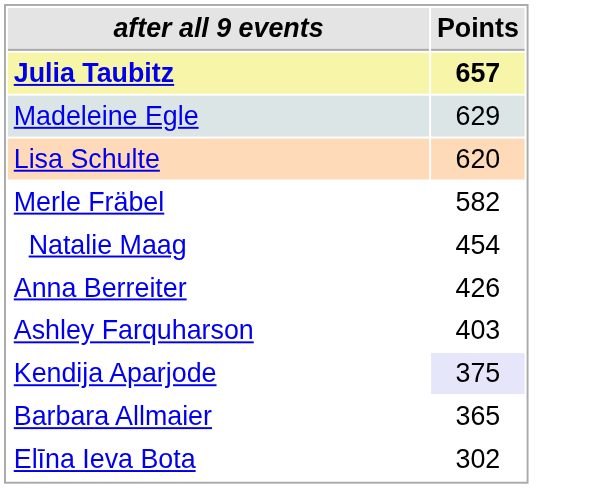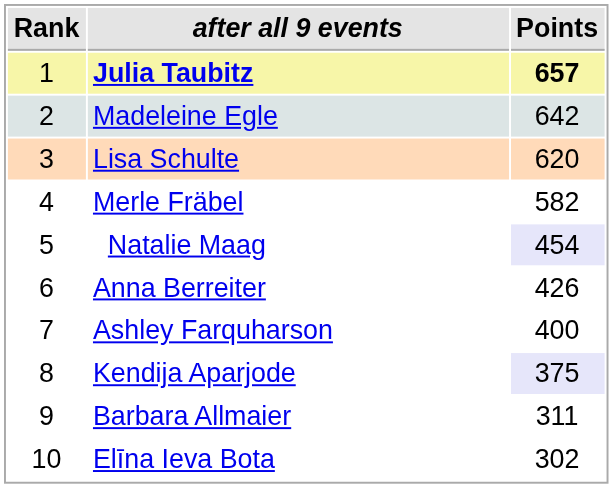+ column: (47, 28)
(478, 116) 629 -> (557, 116) 642
(478, 245) no background -> (557, 245) lavender background
(478, 331) 403 -> (557, 331) 400
(478, 416) 365 -> (557, 416) 311
